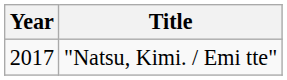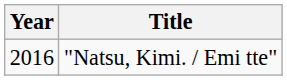(32, 57) 2017 -> (32, 57) 2016
